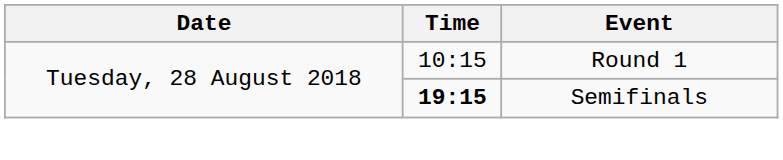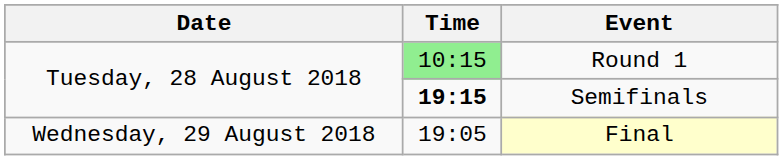(452, 61) no background -> (452, 61) lightgreen background
+ row: (639, 135)
